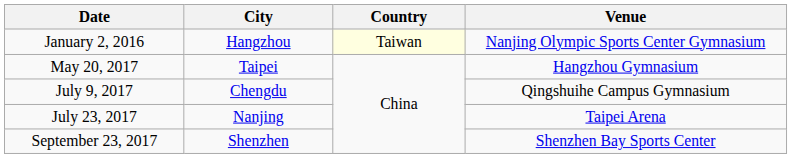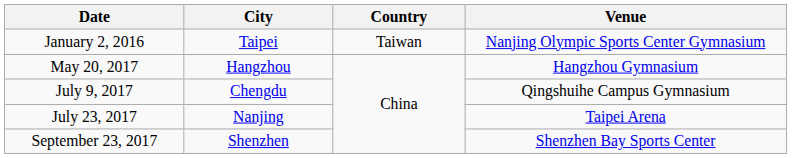(258, 41) Hangzhou -> (258, 41) Taipei
(399, 41) lightyellow background -> (399, 41) no background
(258, 66) Taipei -> (258, 66) Hangzhou
